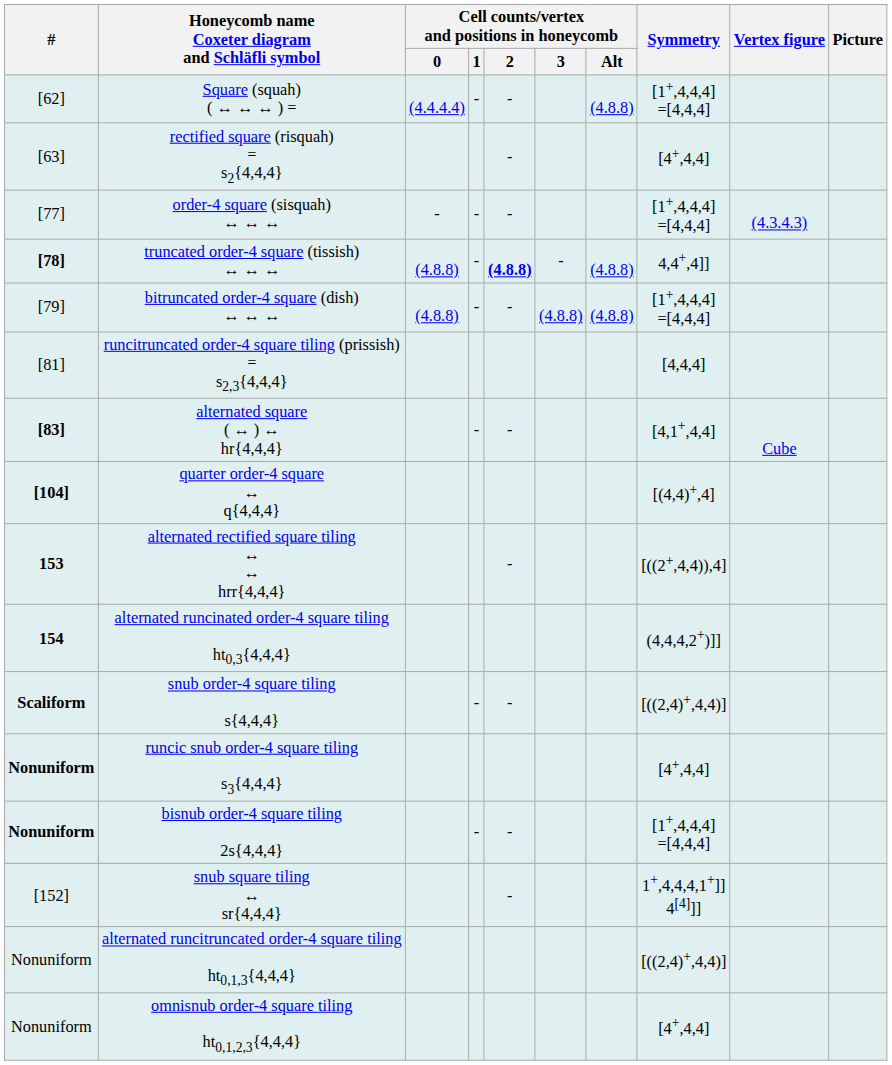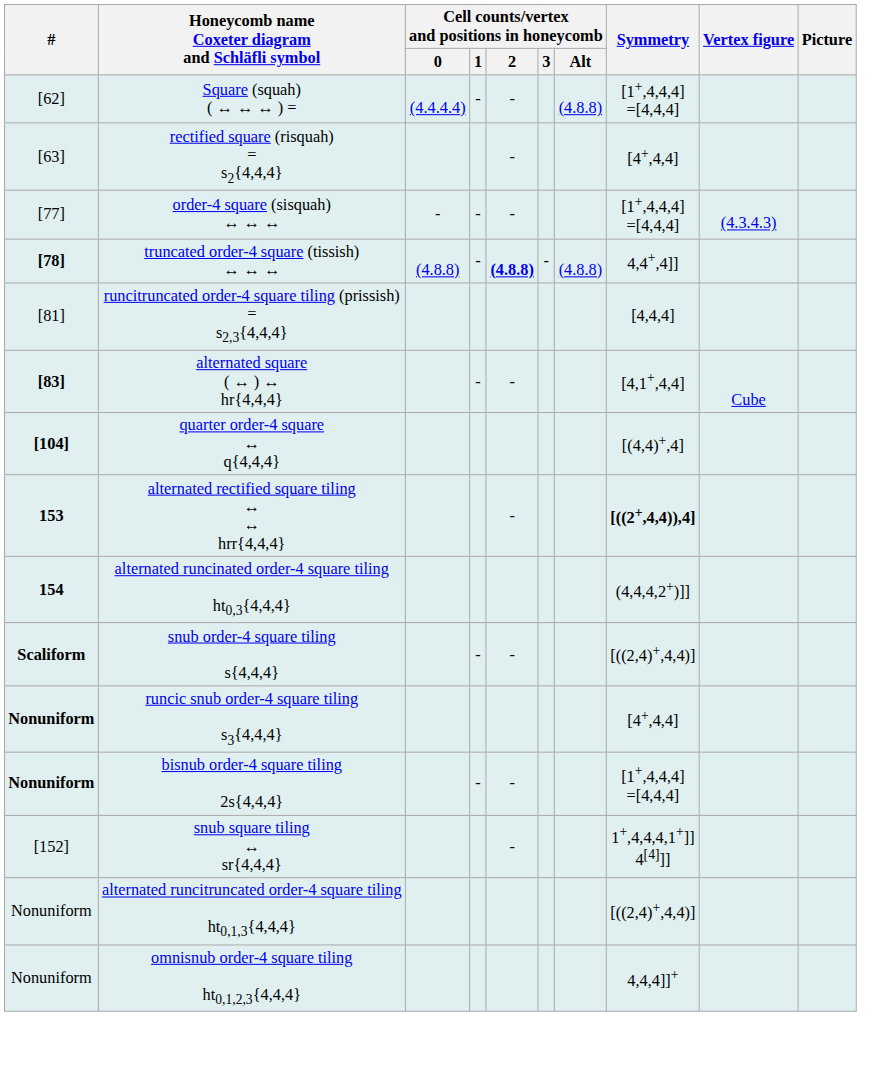- row: (252, 307)
(684, 564) normal -> (653, 515) bold
(684, 1026) [4+,4,4] -> (653, 977) 4,4,4]]+
